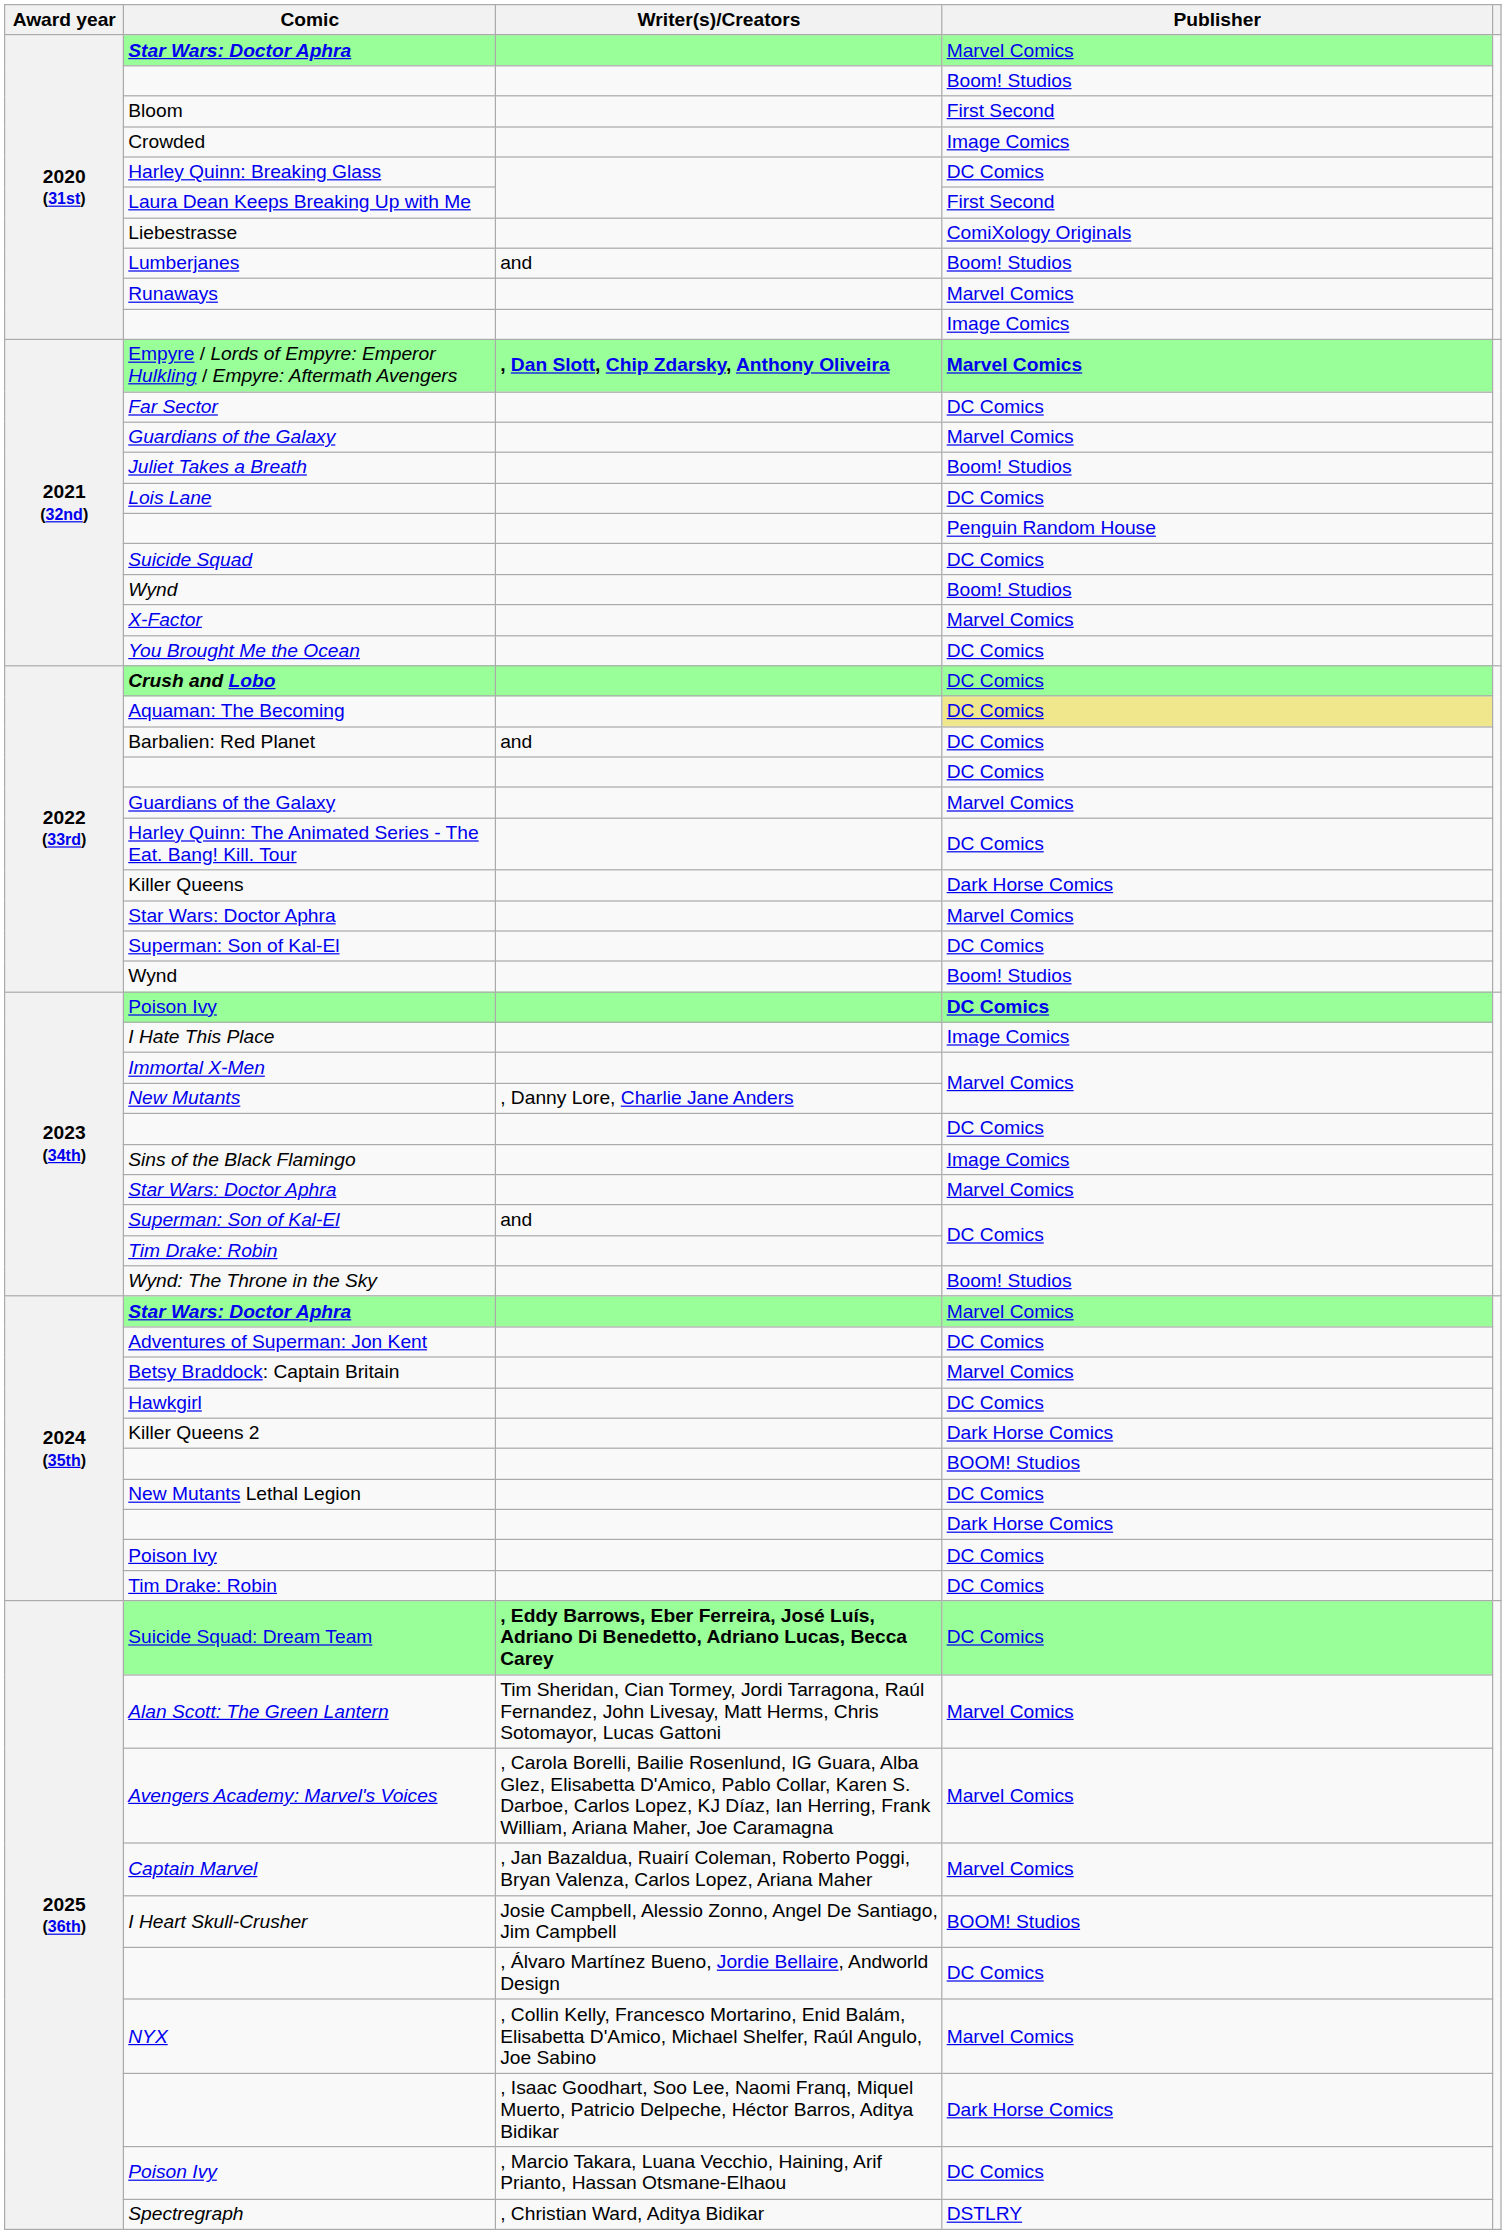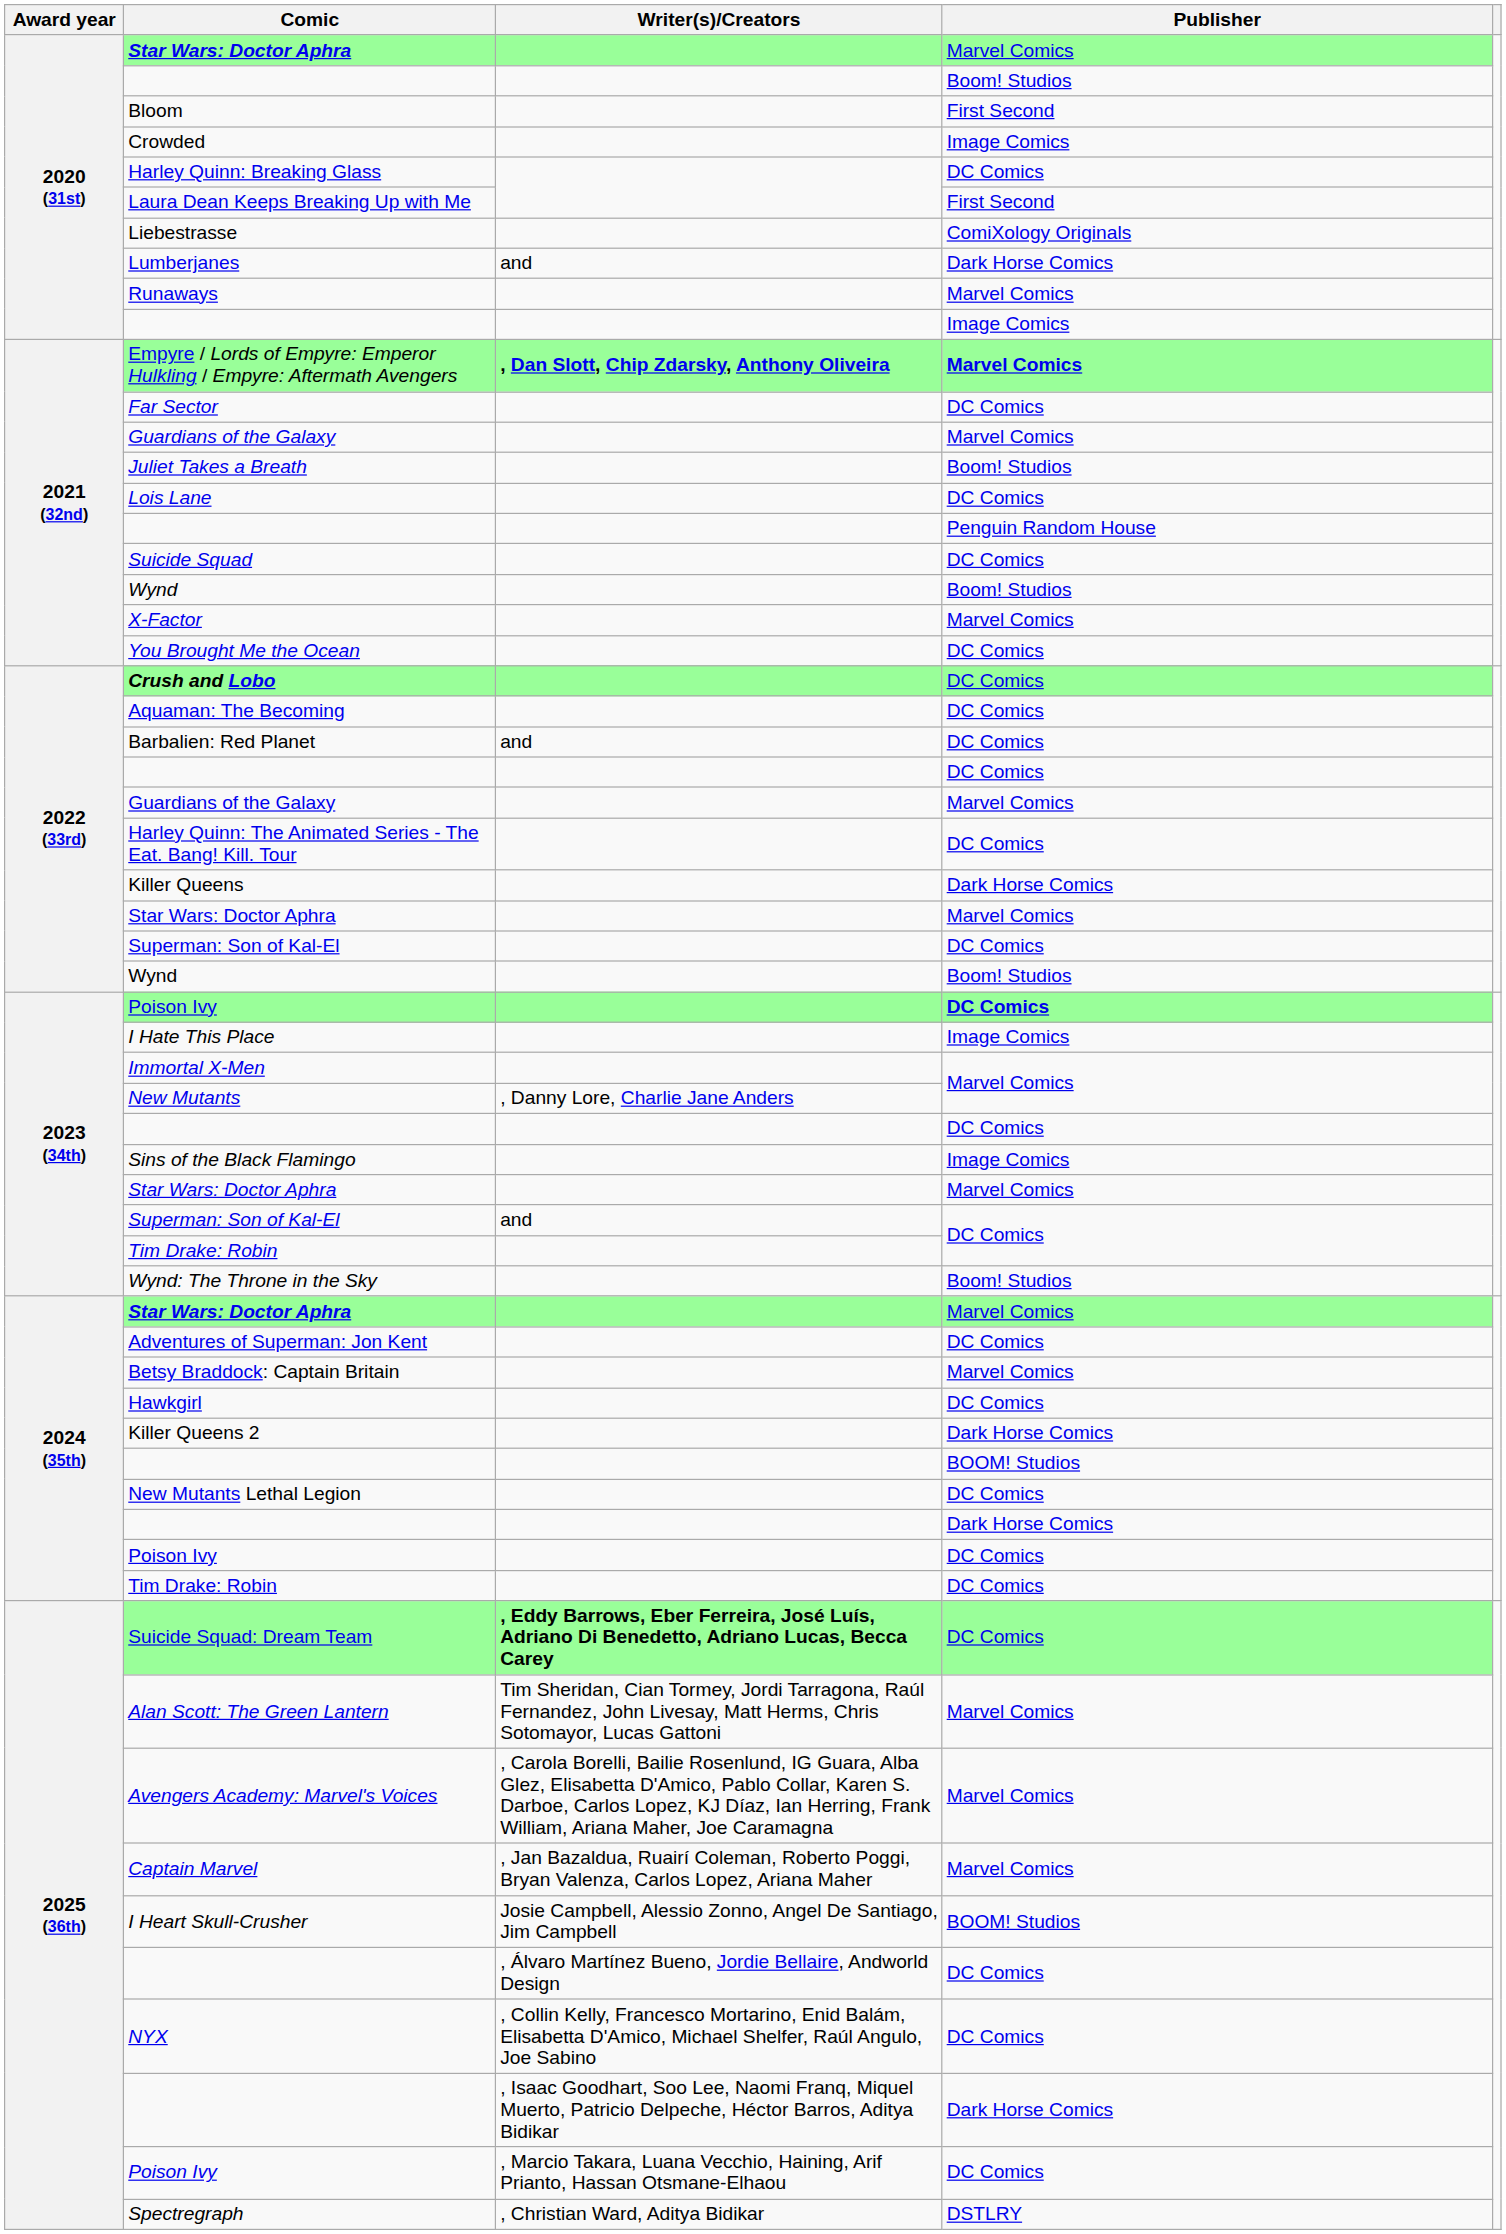(1009, 263) Boom! Studios -> (1030, 263) Dark Horse Comics
(995, 711) khaki background -> (995, 711) no background
(1010, 2036) Marvel Comics -> (995, 2036) DC Comics
